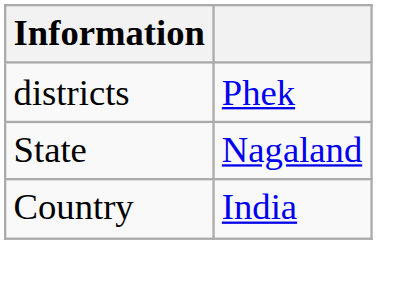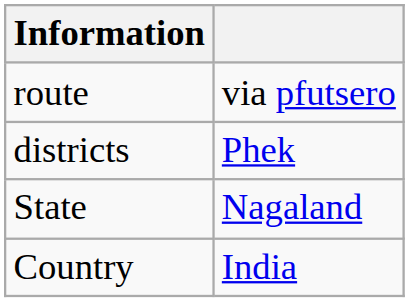+ row: (51, 91)
